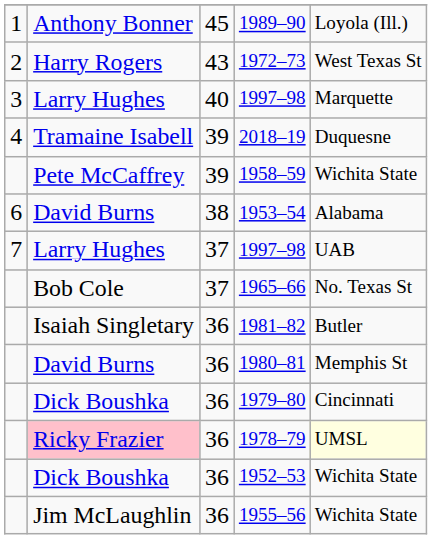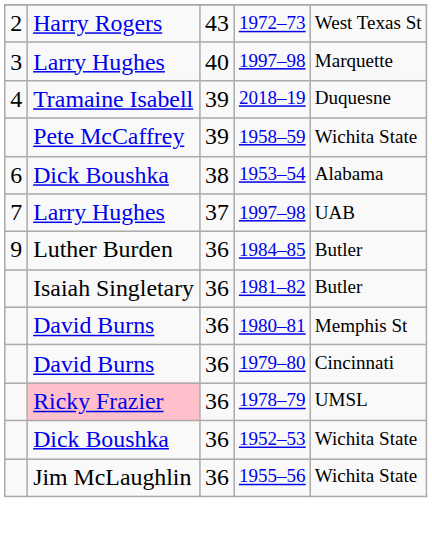- row: (16, 23)
(94, 212) David Burns -> (101, 174) Dick Boushka
- row: (16, 288)
+ row: (16, 250)
(101, 401) Dick Boushka -> (94, 363) David Burns
(341, 439) lightyellow background -> (341, 401) no background
